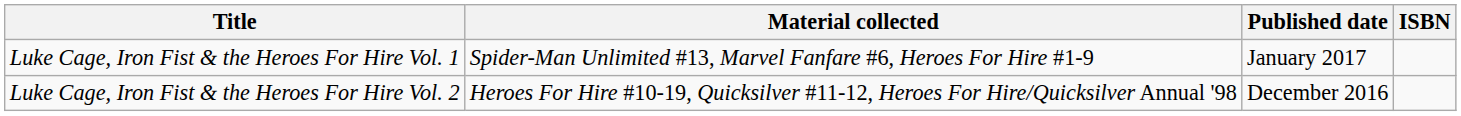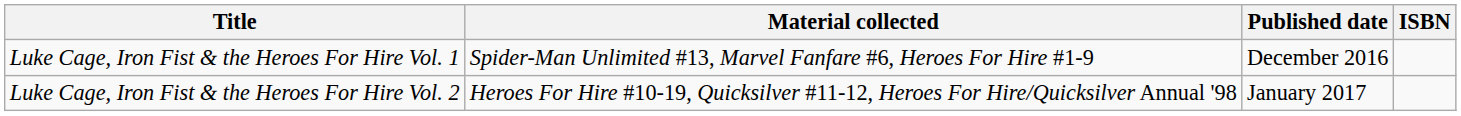(1307, 57) January 2017 -> (1318, 57) December 2016
(1318, 92) December 2016 -> (1307, 92) January 2017
